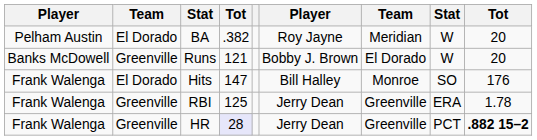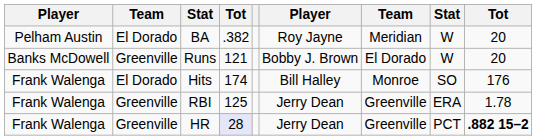(236, 80) 147 -> (236, 80) 174
